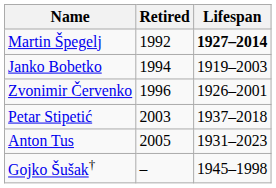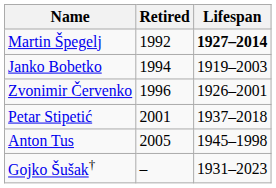(155, 116) 2003 -> (155, 116) 2001
(232, 141) 1931–2023 -> (232, 141) 1945–1998
(232, 168) 1945–1998 -> (232, 168) 1931–2023
